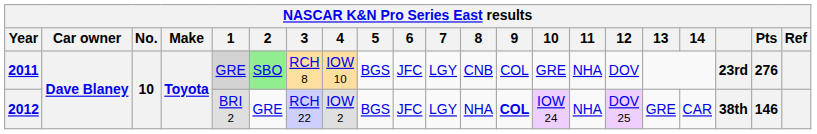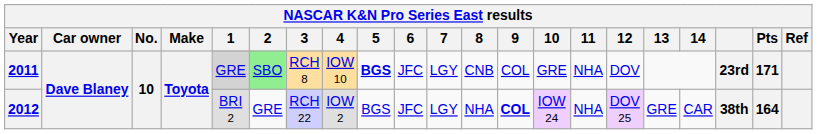(375, 70) normal -> (376, 70) bold
(766, 70) 276 -> (767, 70) 171
(766, 109) 146 -> (767, 109) 164
